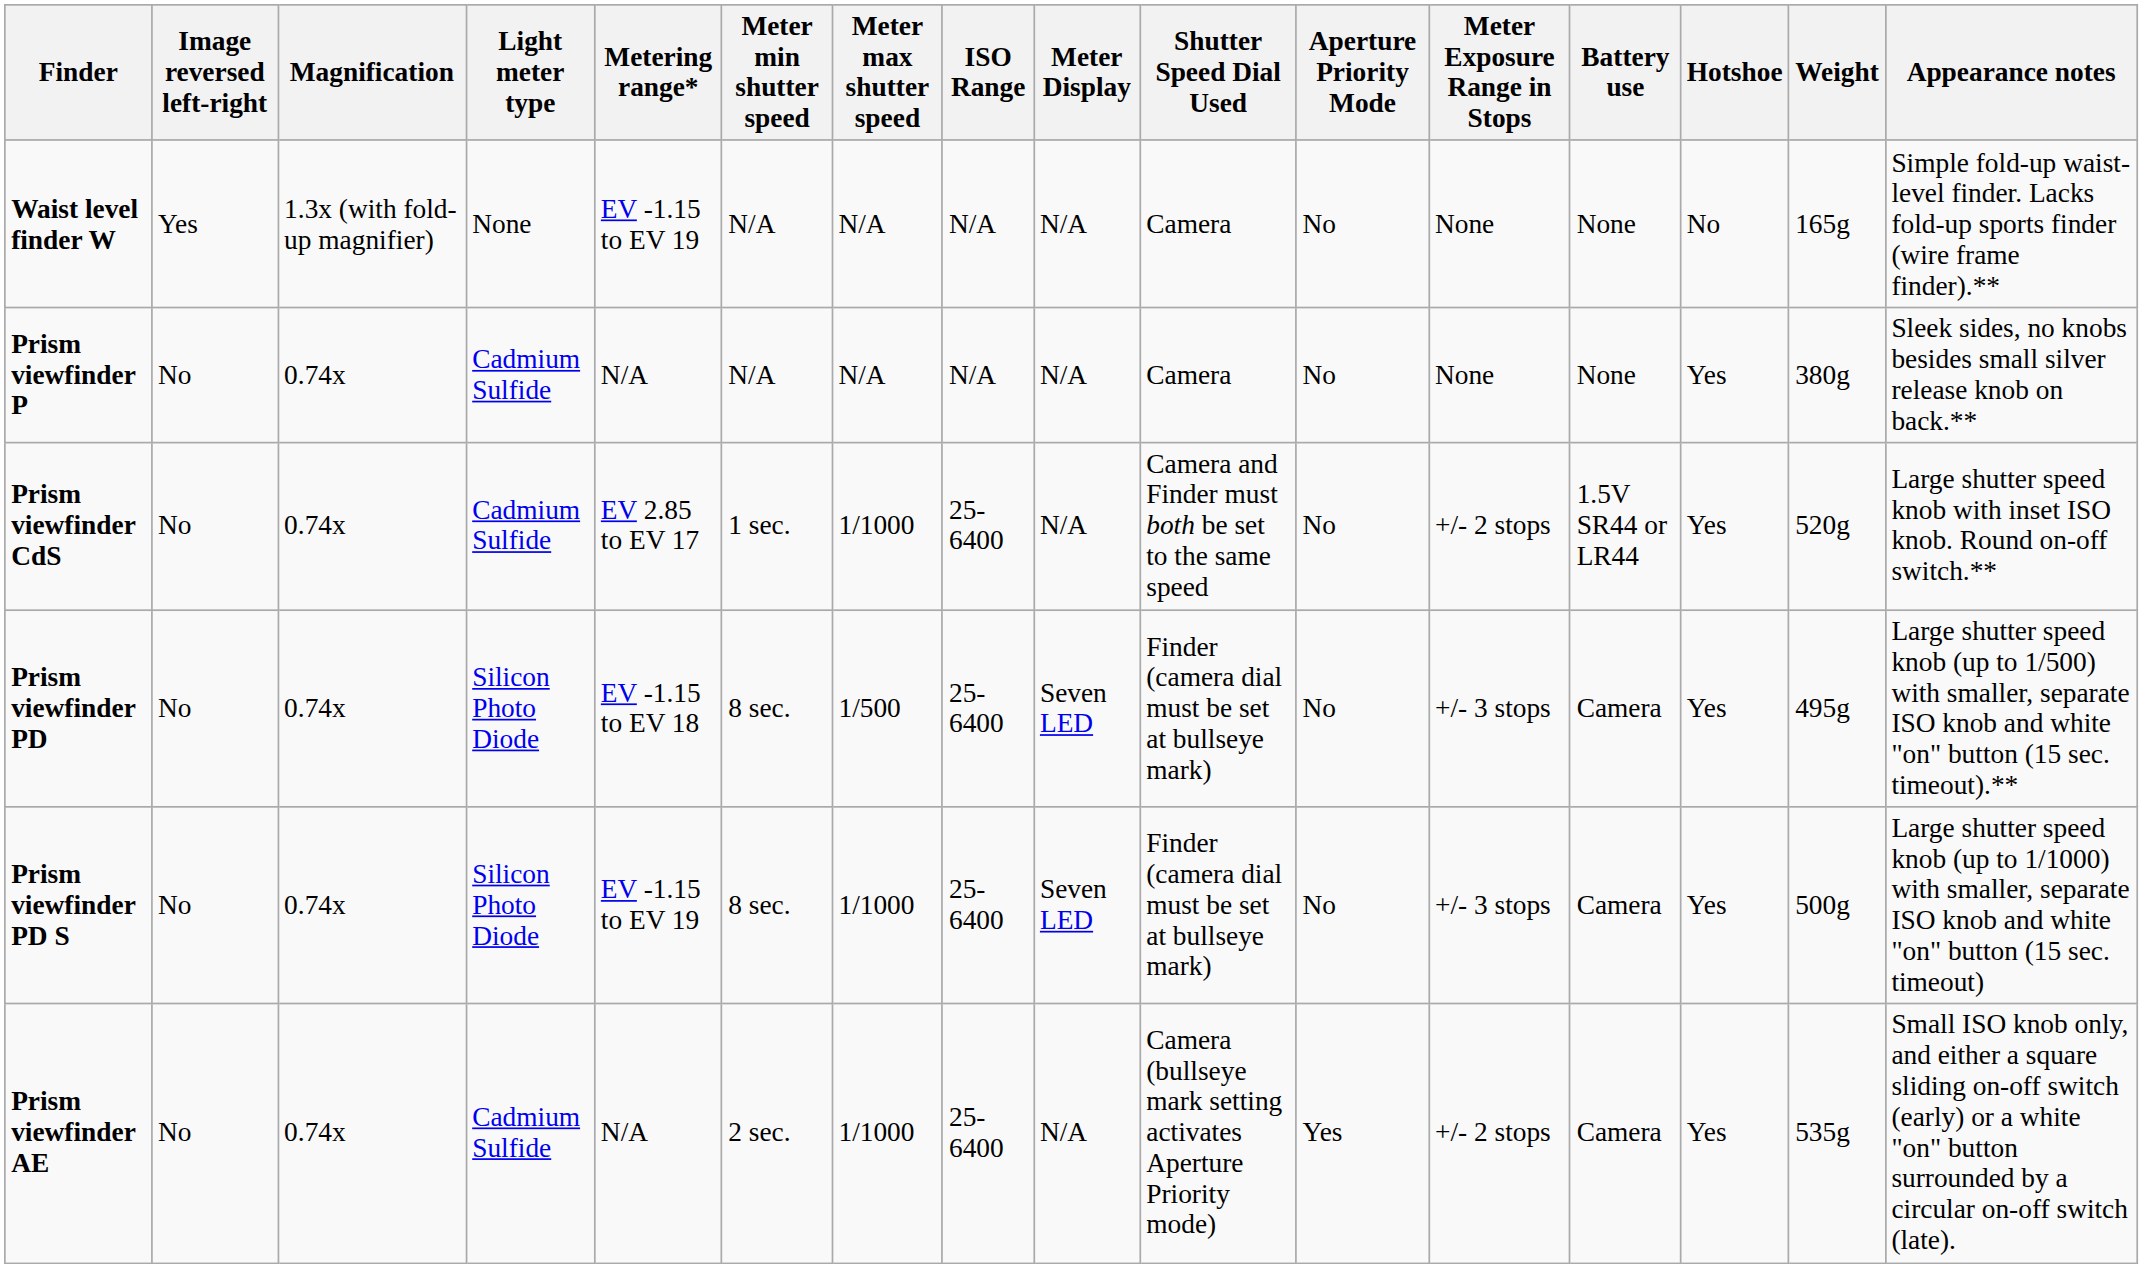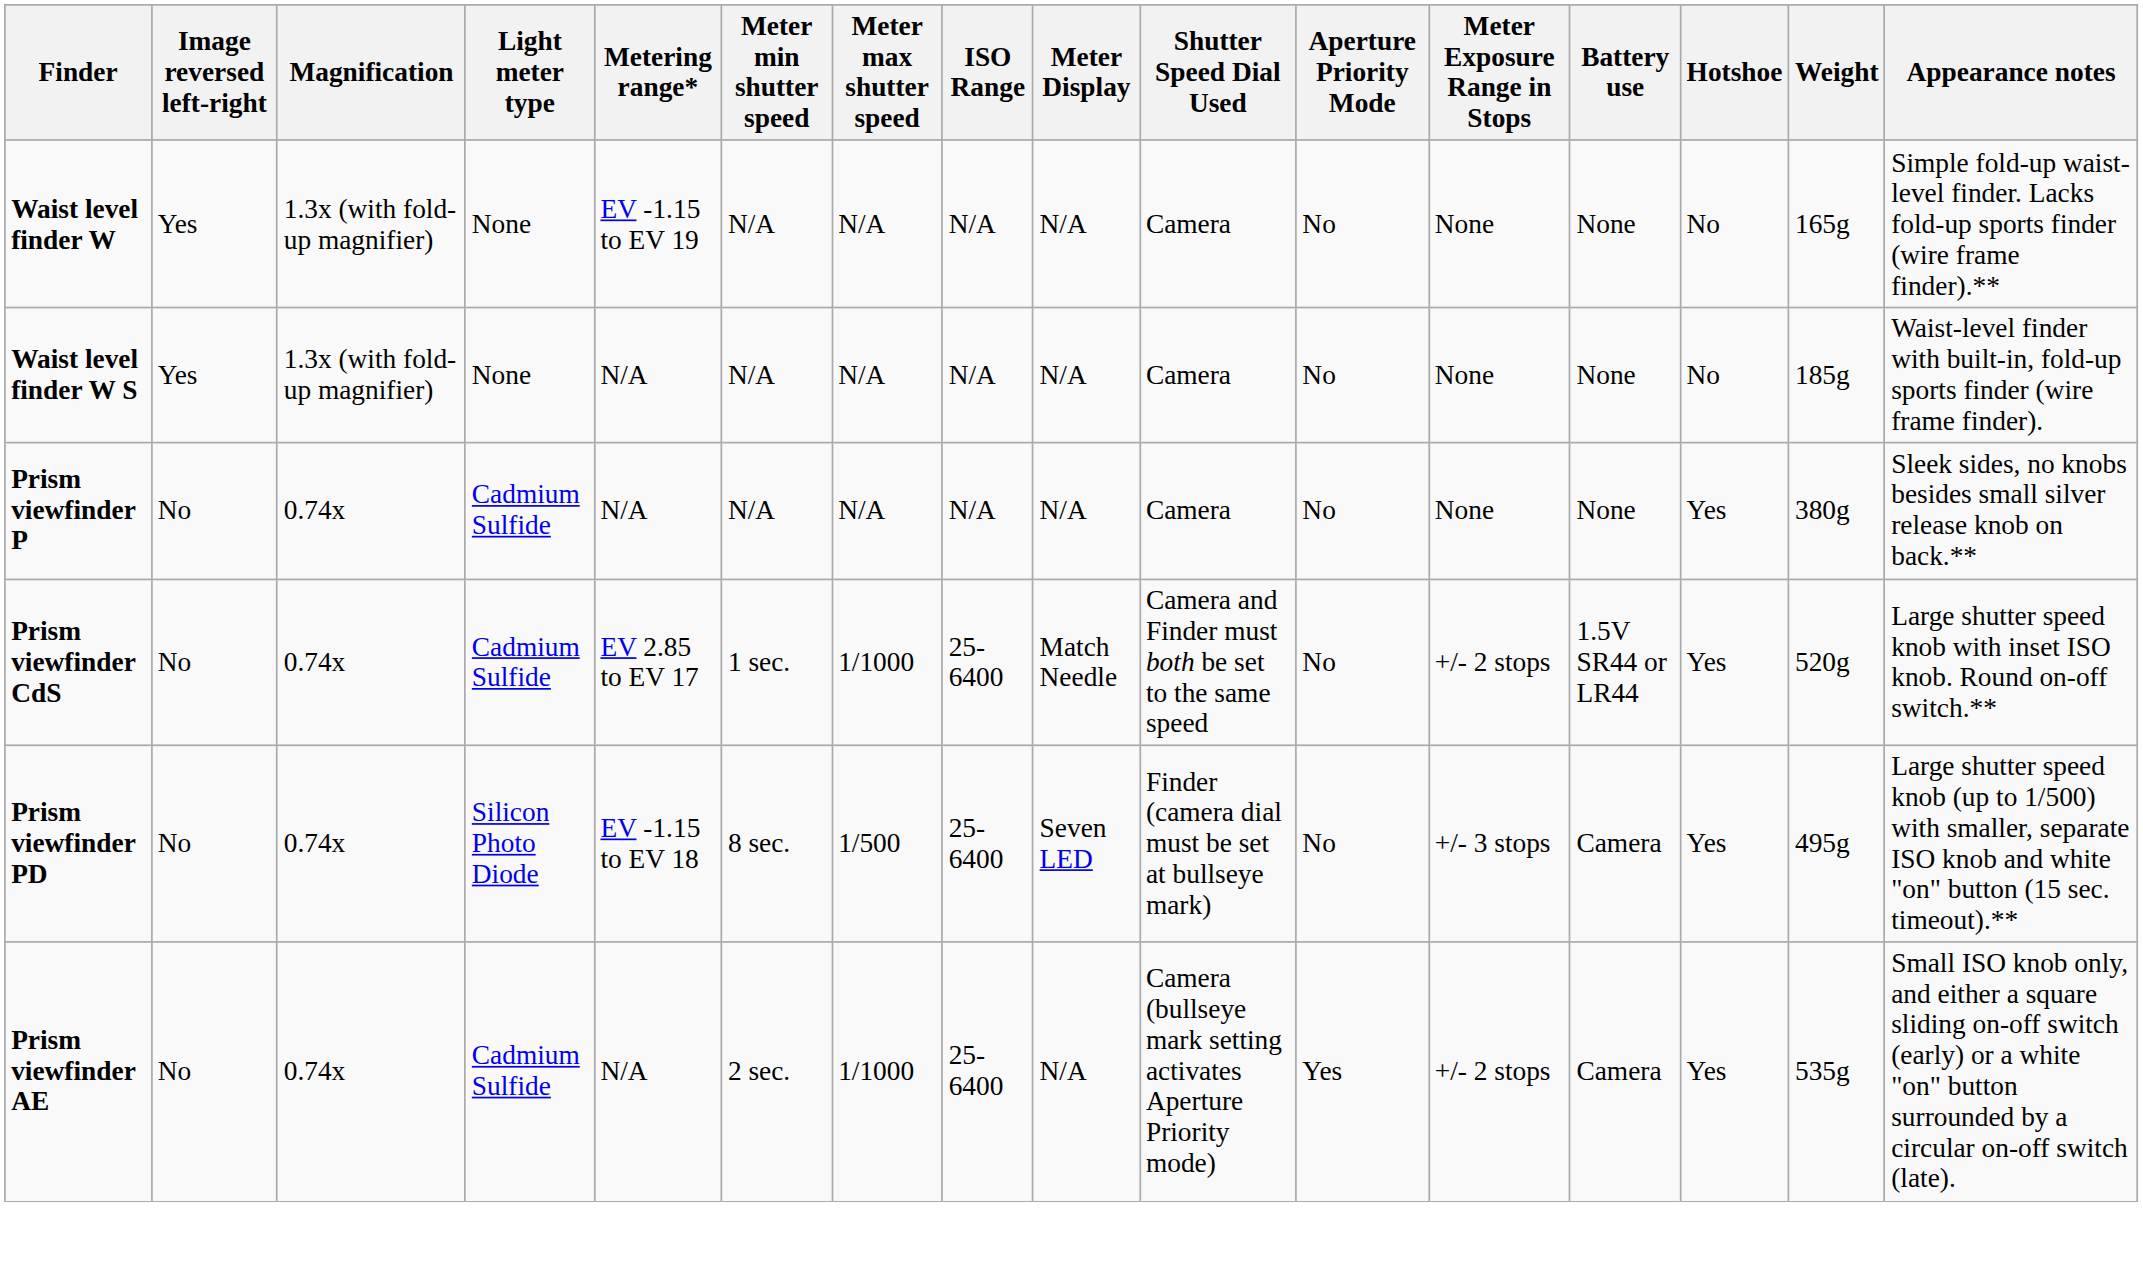+ row: (75, 374)
(1063, 525) N/A -> (1078, 661) Match Needle
- row: (73, 904)
